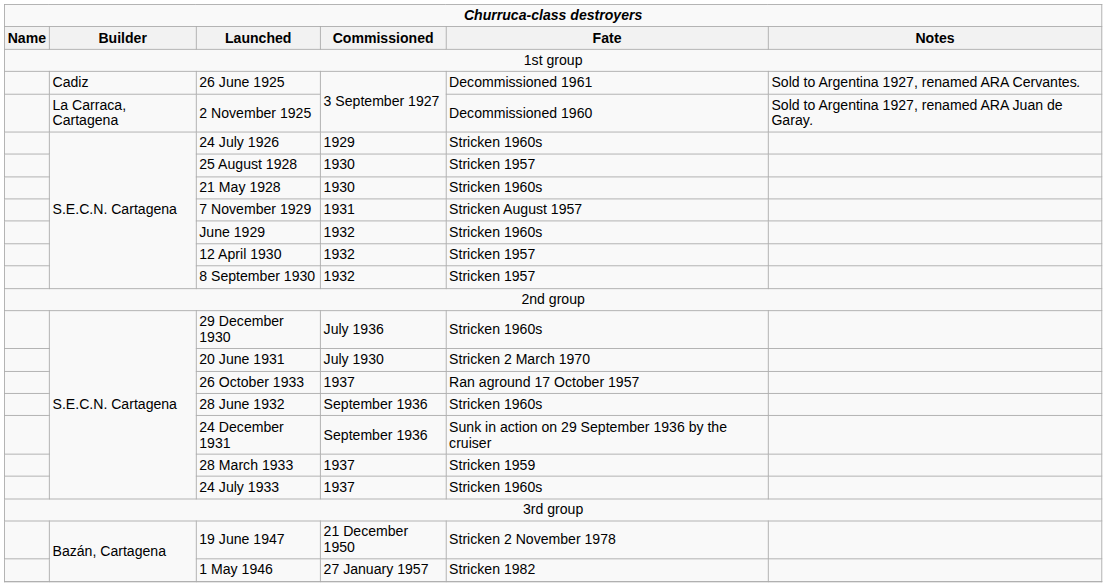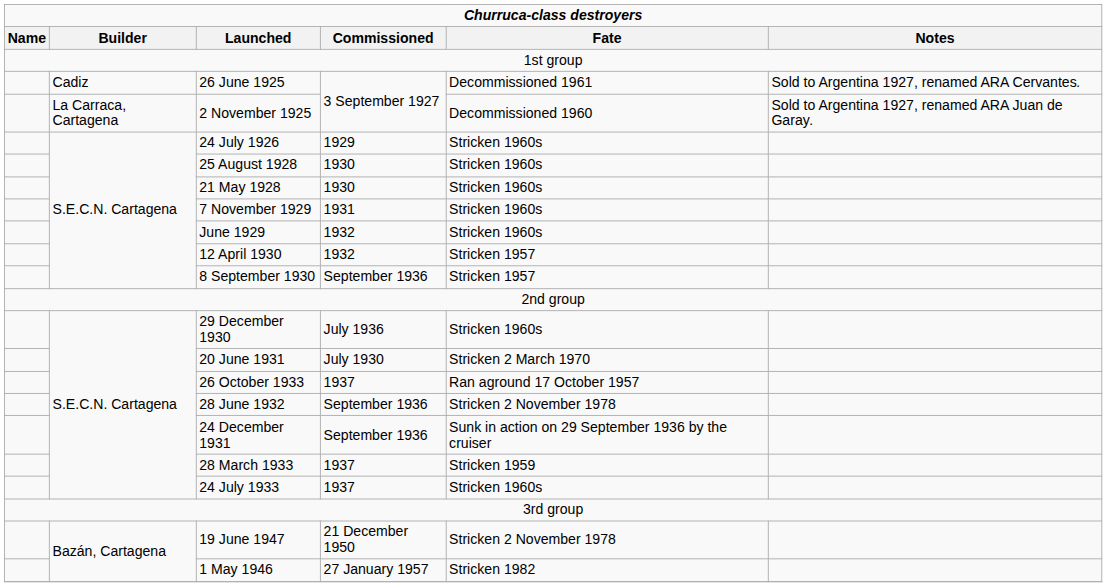(492, 165) Stricken 1957 -> (496, 165) Stricken 1960s
(516, 210) Stricken August 1957 -> (496, 210) Stricken 1960s
(339, 277) 1932 -> (376, 277) September 1936
(496, 404) Stricken 1960s -> (532, 404) Stricken 2 November 1978
